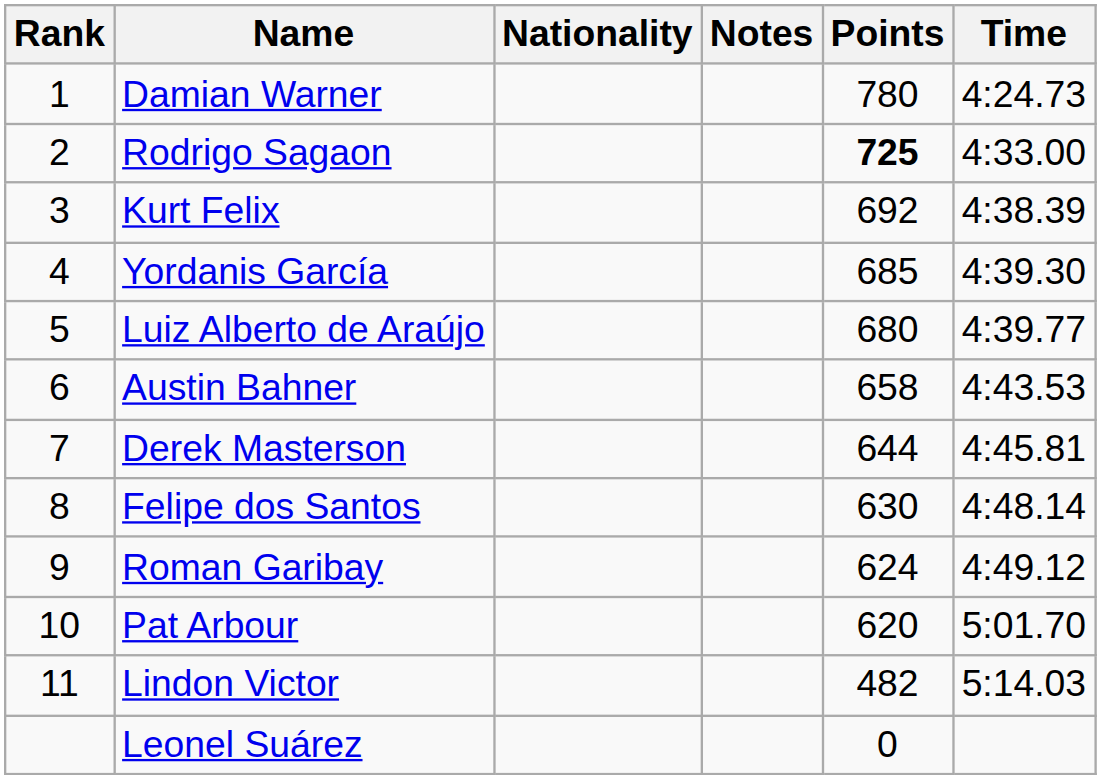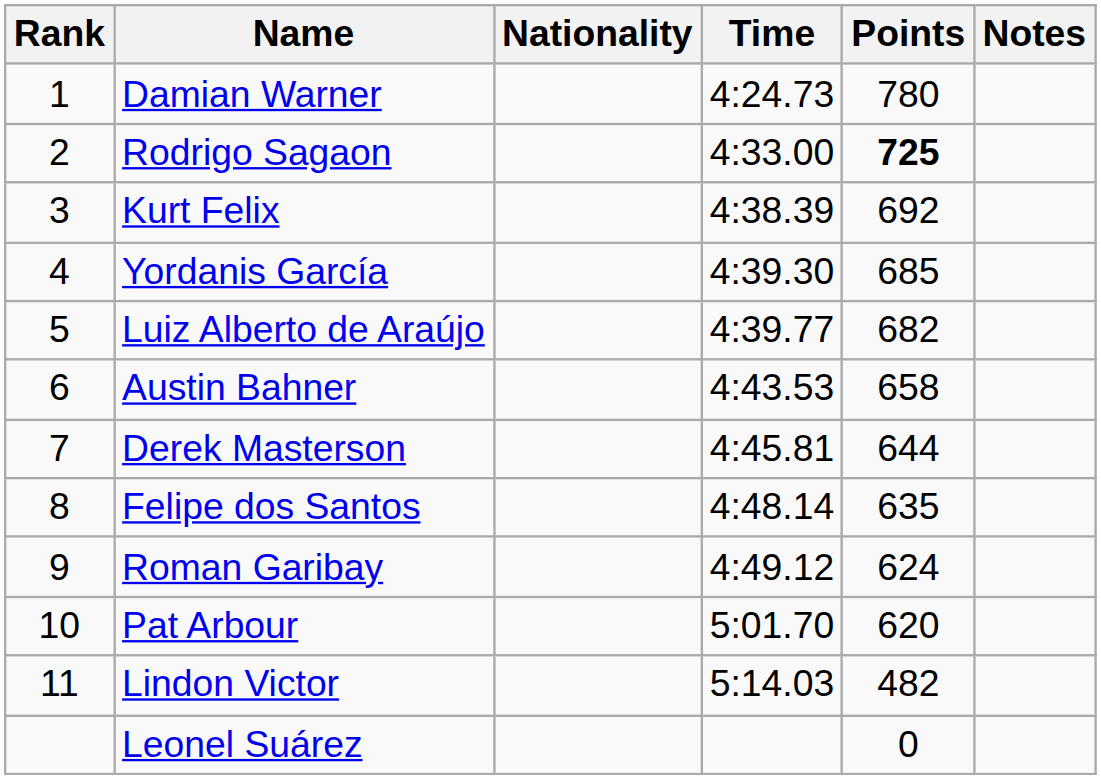columns swapped: (1024, 34) <-> (762, 34)
(887, 329) 680 -> (908, 329) 682
(887, 507) 630 -> (908, 507) 635
